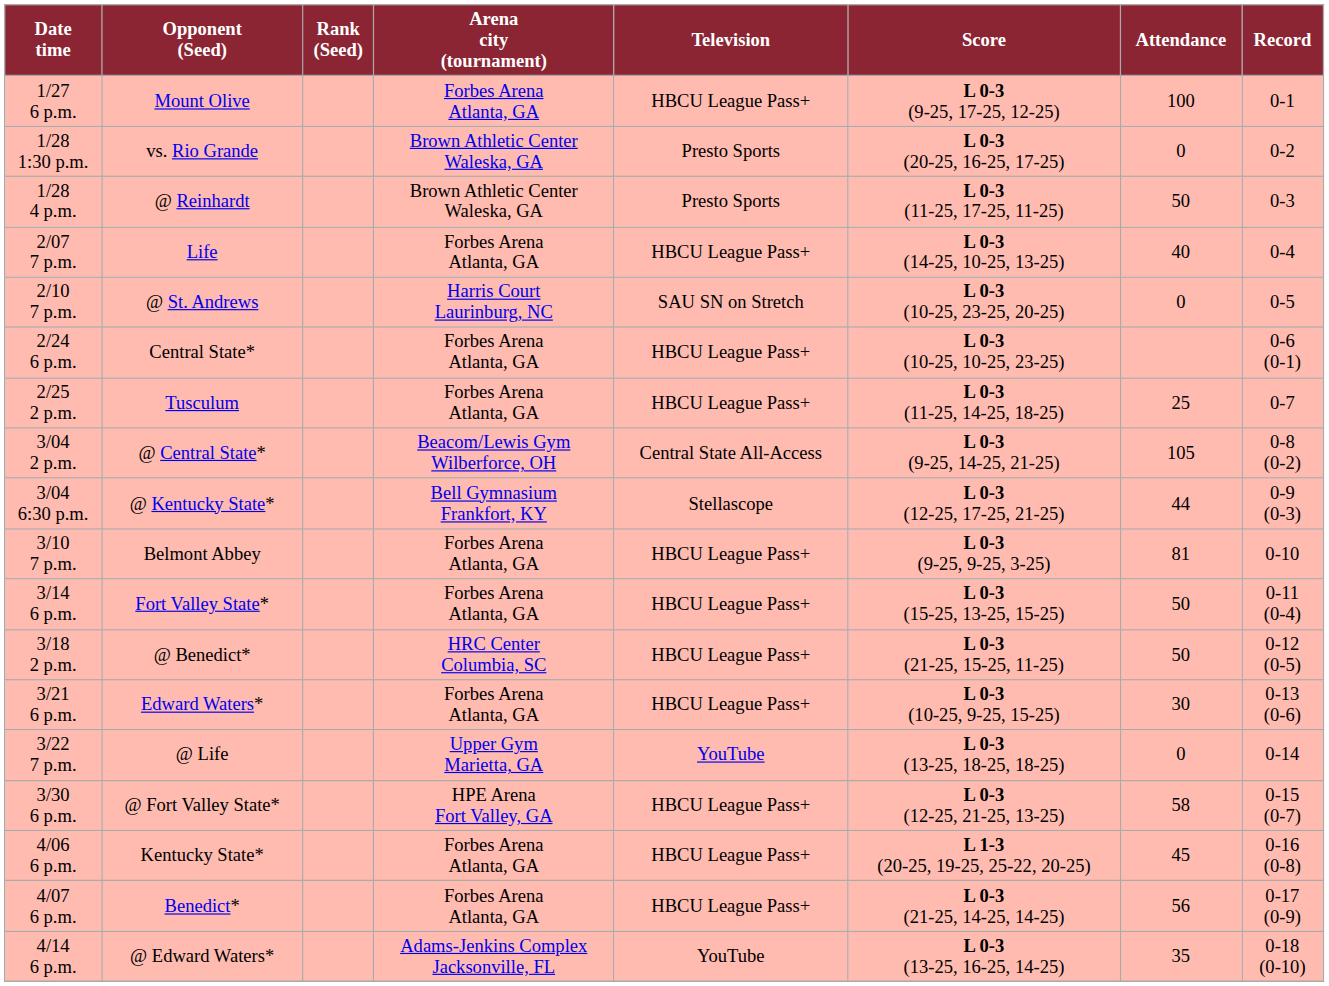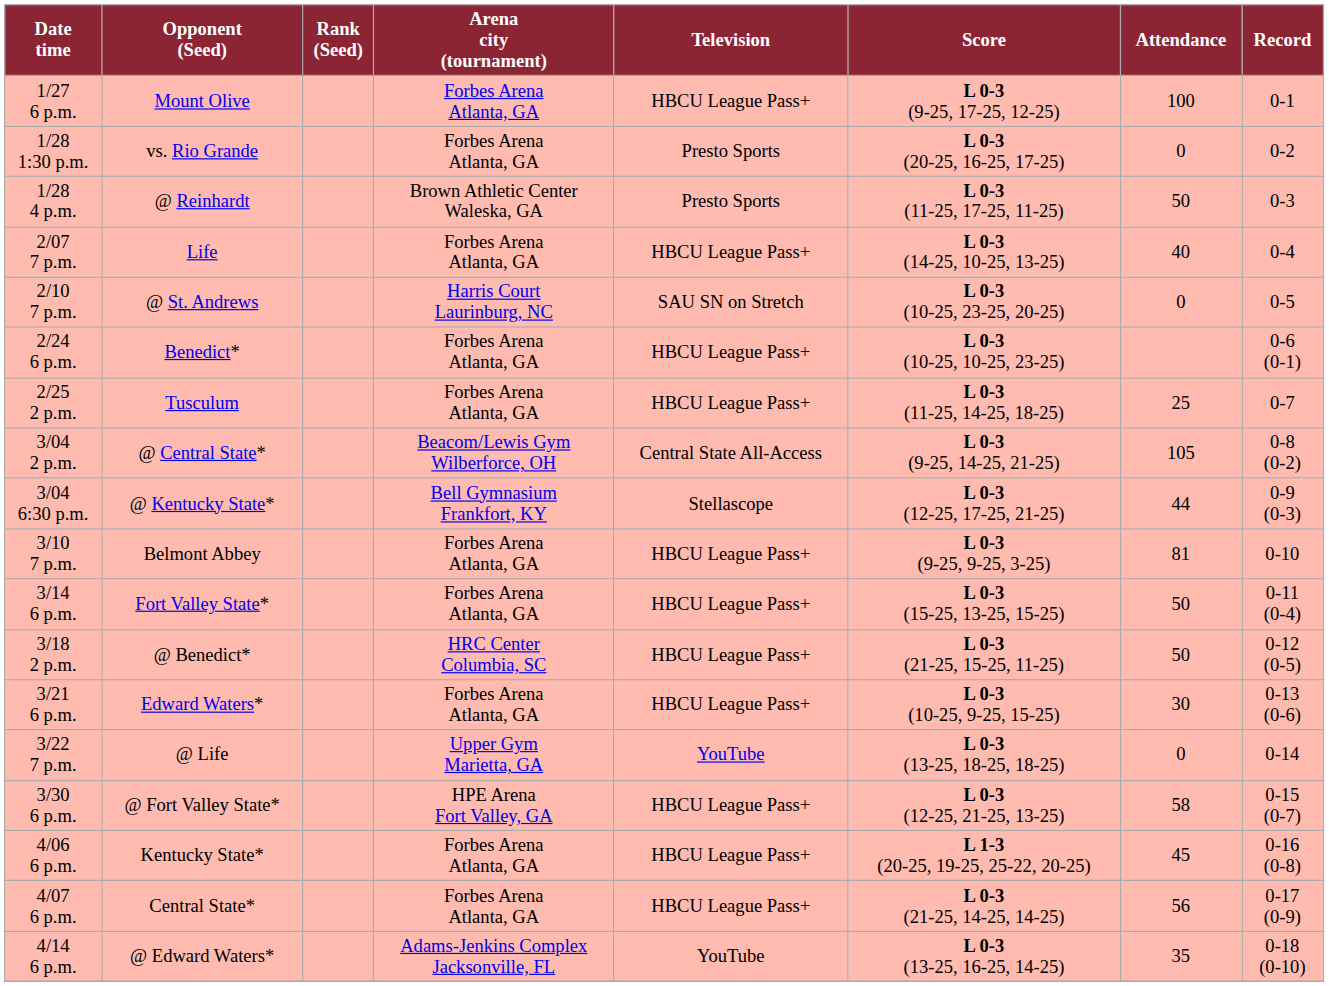(494, 151) Brown Athletic Center Waleska, GA -> (494, 151) Forbes Arena Atlanta, GA
(202, 352) Central State* -> (202, 352) Benedict*
(202, 905) Benedict* -> (202, 905) Central State*
